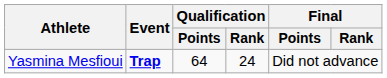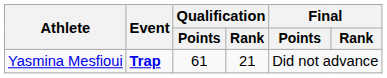(199, 62) 64 -> (199, 62) 61
(247, 62) 24 -> (247, 62) 21
